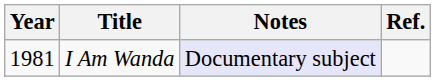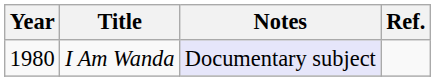(32, 57) 1981 -> (32, 57) 1980
